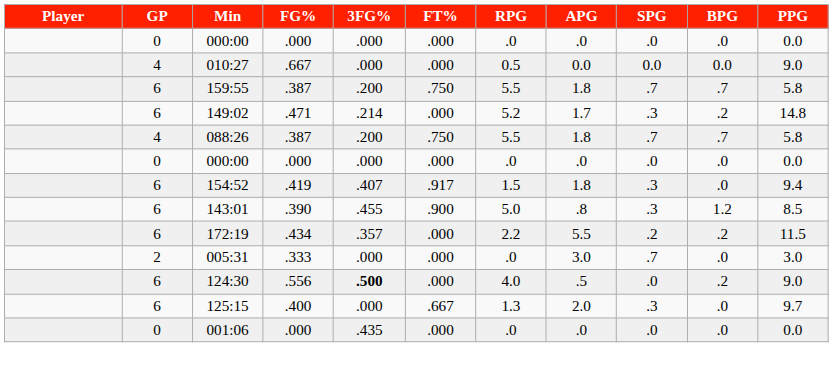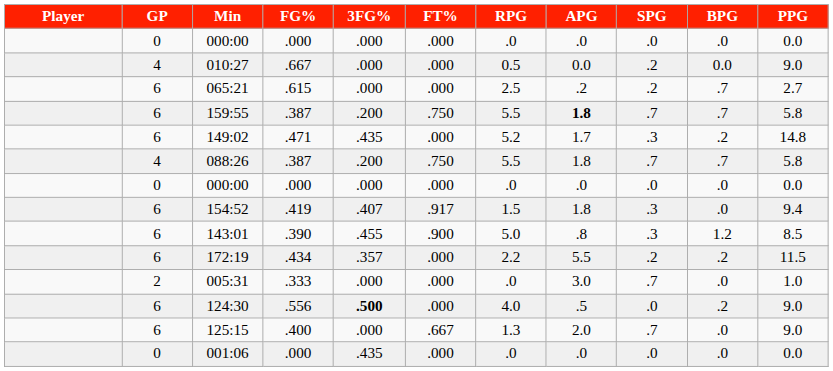(652, 64) 0.0 -> (652, 64) .2
+ row: (228, 88)
(581, 88) normal -> (581, 112) bold
(369, 112) .214 -> (369, 137) .435
(793, 257) 3.0 -> (793, 281) 1.0
(652, 305) .3 -> (652, 329) .7
(793, 305) 9.7 -> (793, 329) 9.0
